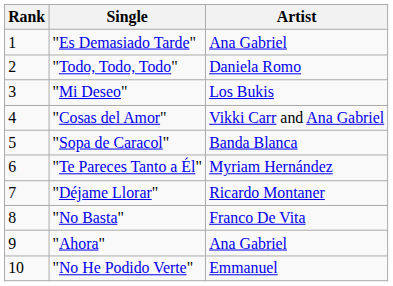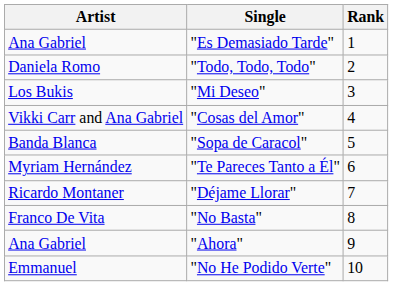columns swapped: (27, 17) <-> (297, 17)
